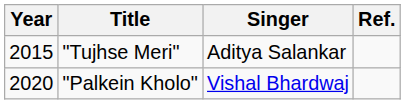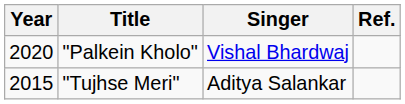rows swapped: (121, 51) <-> (130, 83)
